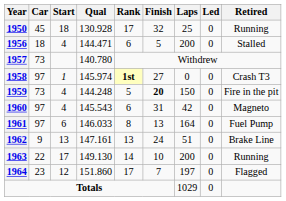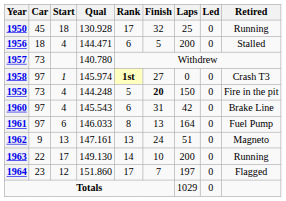(251, 108) Magneto -> (251, 108) Brake Line
(251, 140) Brake Line -> (251, 140) Magneto
